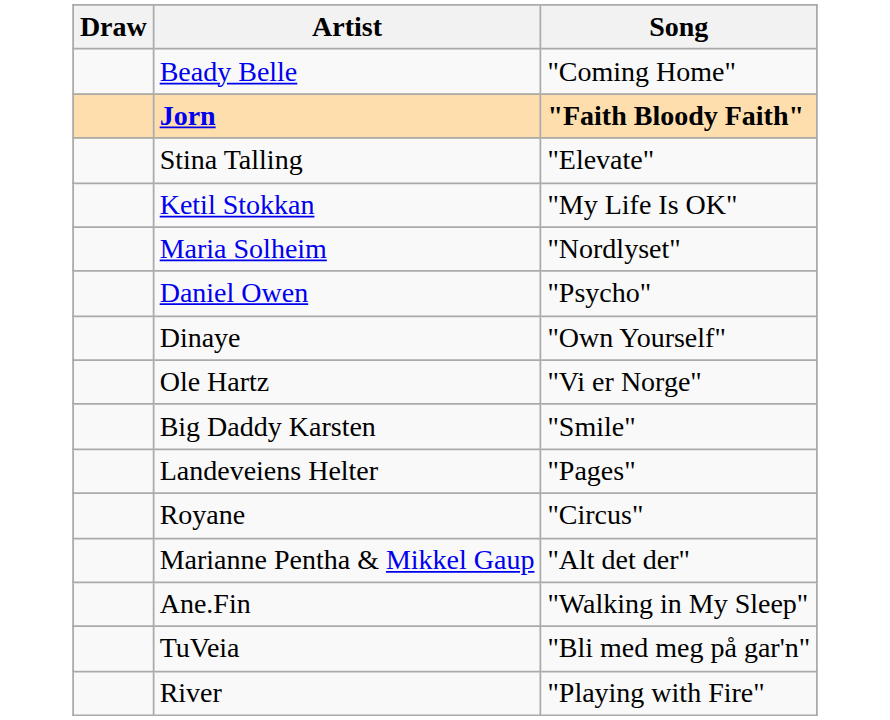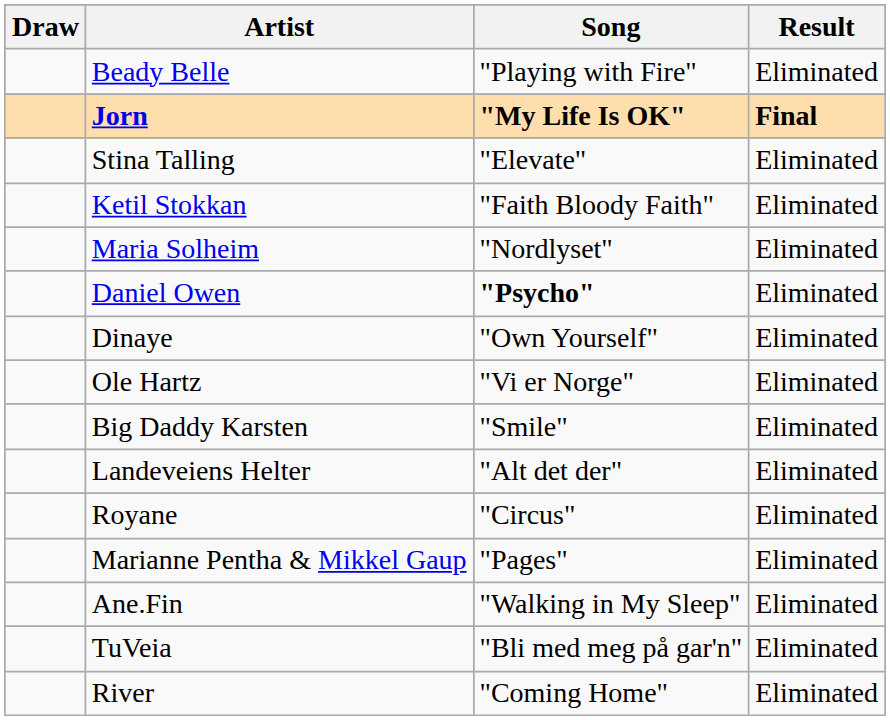+ column: (817, 26)
(642, 71) "Coming Home" -> (588, 71) "Playing with Fire"
(676, 115) "Faith Bloody Faith" -> (583, 115) "My Life Is OK"
(642, 204) "My Life Is OK" -> (597, 204) "Faith Bloody Faith"
(599, 293) normal -> (537, 293) bold
(591, 470) "Pages" -> (551, 470) "Alt det der"
(619, 559) "Alt det der" -> (524, 559) "Pages"
(656, 692) "Playing with Fire" -> (574, 692) "Coming Home"
